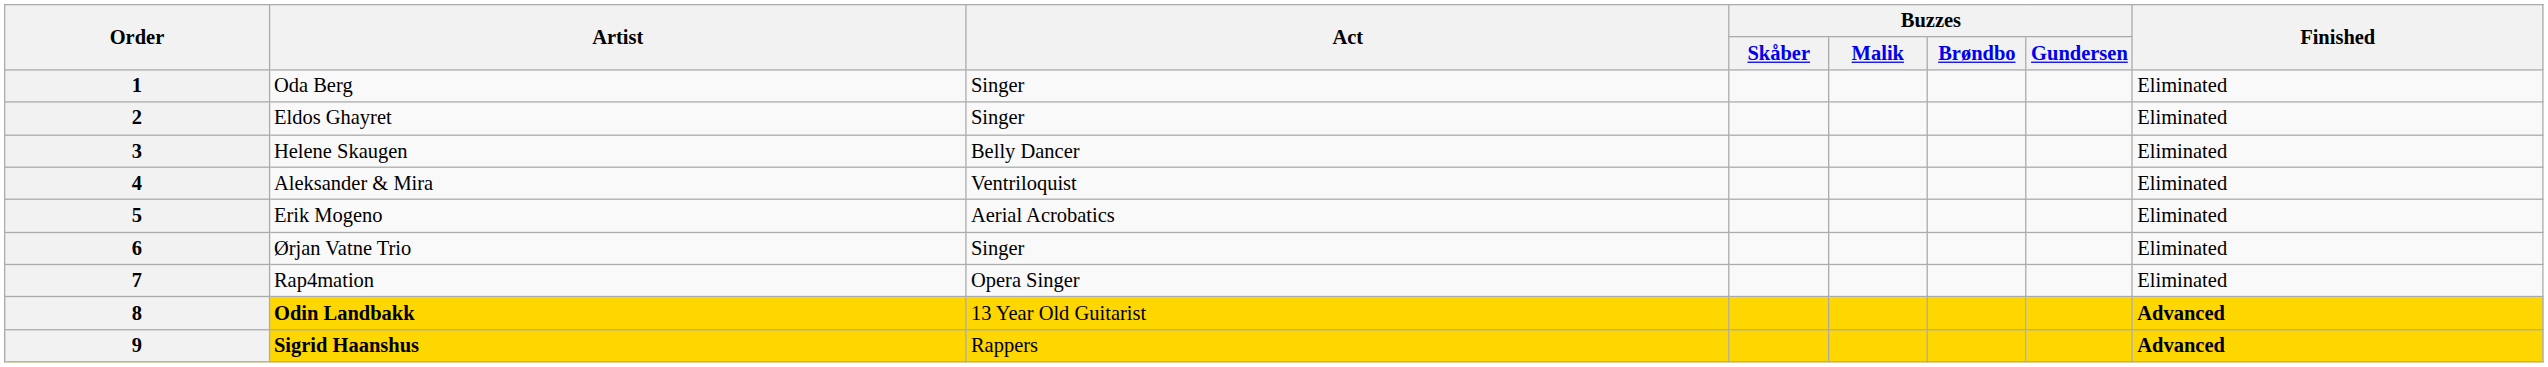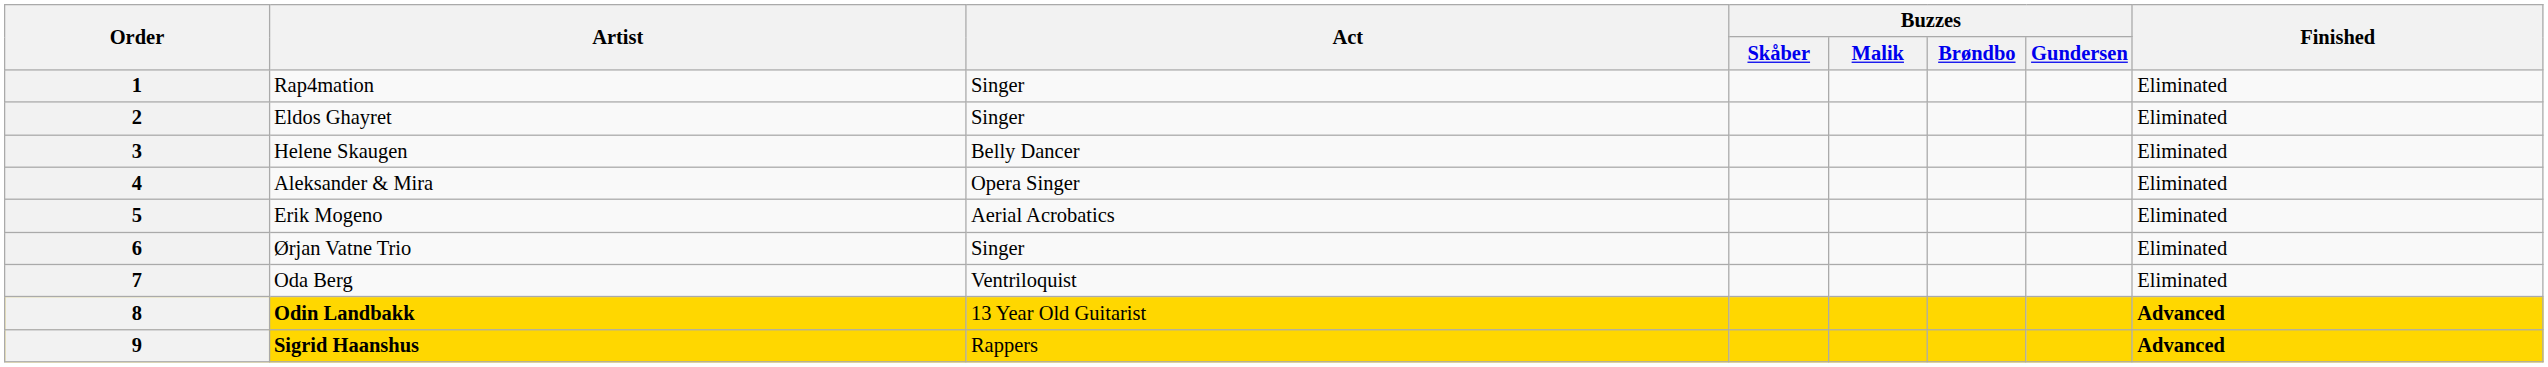(313, 85) Oda Berg -> (324, 85) Rap4mation
(1024, 183) Ventriloquist -> (1025, 183) Opera Singer
(324, 280) Rap4mation -> (313, 280) Oda Berg
(1025, 280) Opera Singer -> (1024, 280) Ventriloquist
